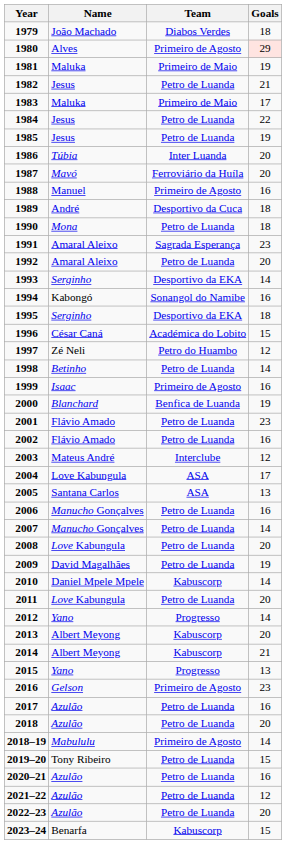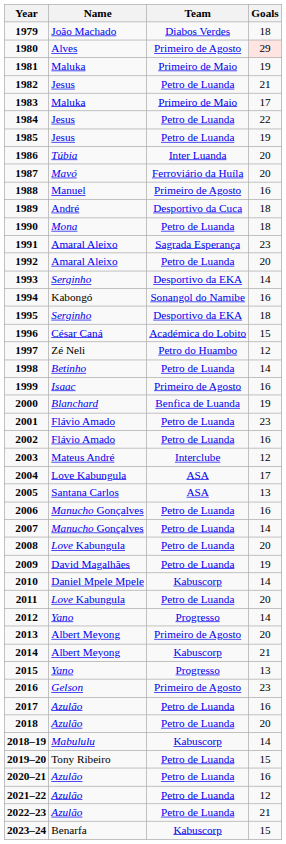(198, 635) Kabuscorp -> (198, 635) Primeiro de Agosto
(198, 741) Primeiro de Agosto -> (198, 741) Kabuscorp
(265, 812) 20 -> (265, 812) 21
